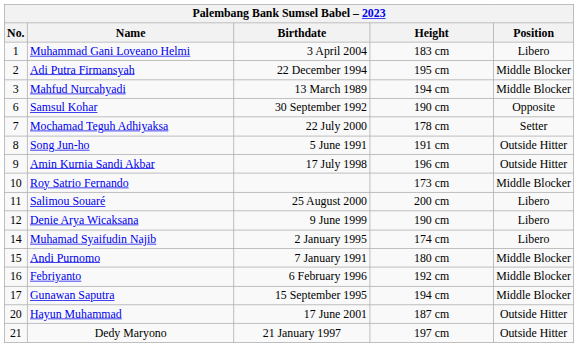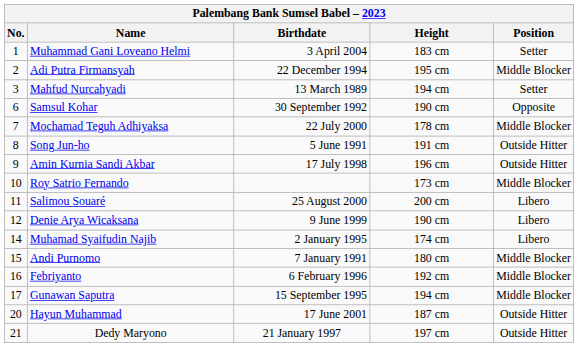(534, 51) Libero -> (534, 51) Setter
(534, 88) Middle Blocker -> (534, 88) Setter
(534, 126) Setter -> (534, 126) Middle Blocker
